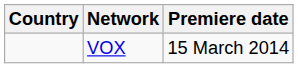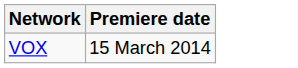- column: (44, 18)
